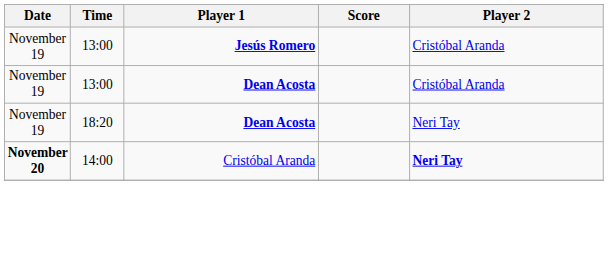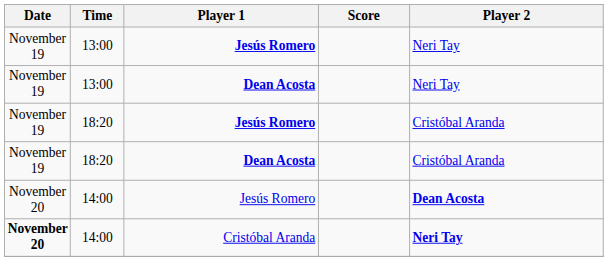(459, 46) Cristóbal Aranda -> (436, 46) Neri Tay
(459, 84) Cristóbal Aranda -> (436, 84) Neri Tay
+ row: (97, 122)
(436, 122) Neri Tay -> (459, 161) Cristóbal Aranda
+ row: (97, 199)
